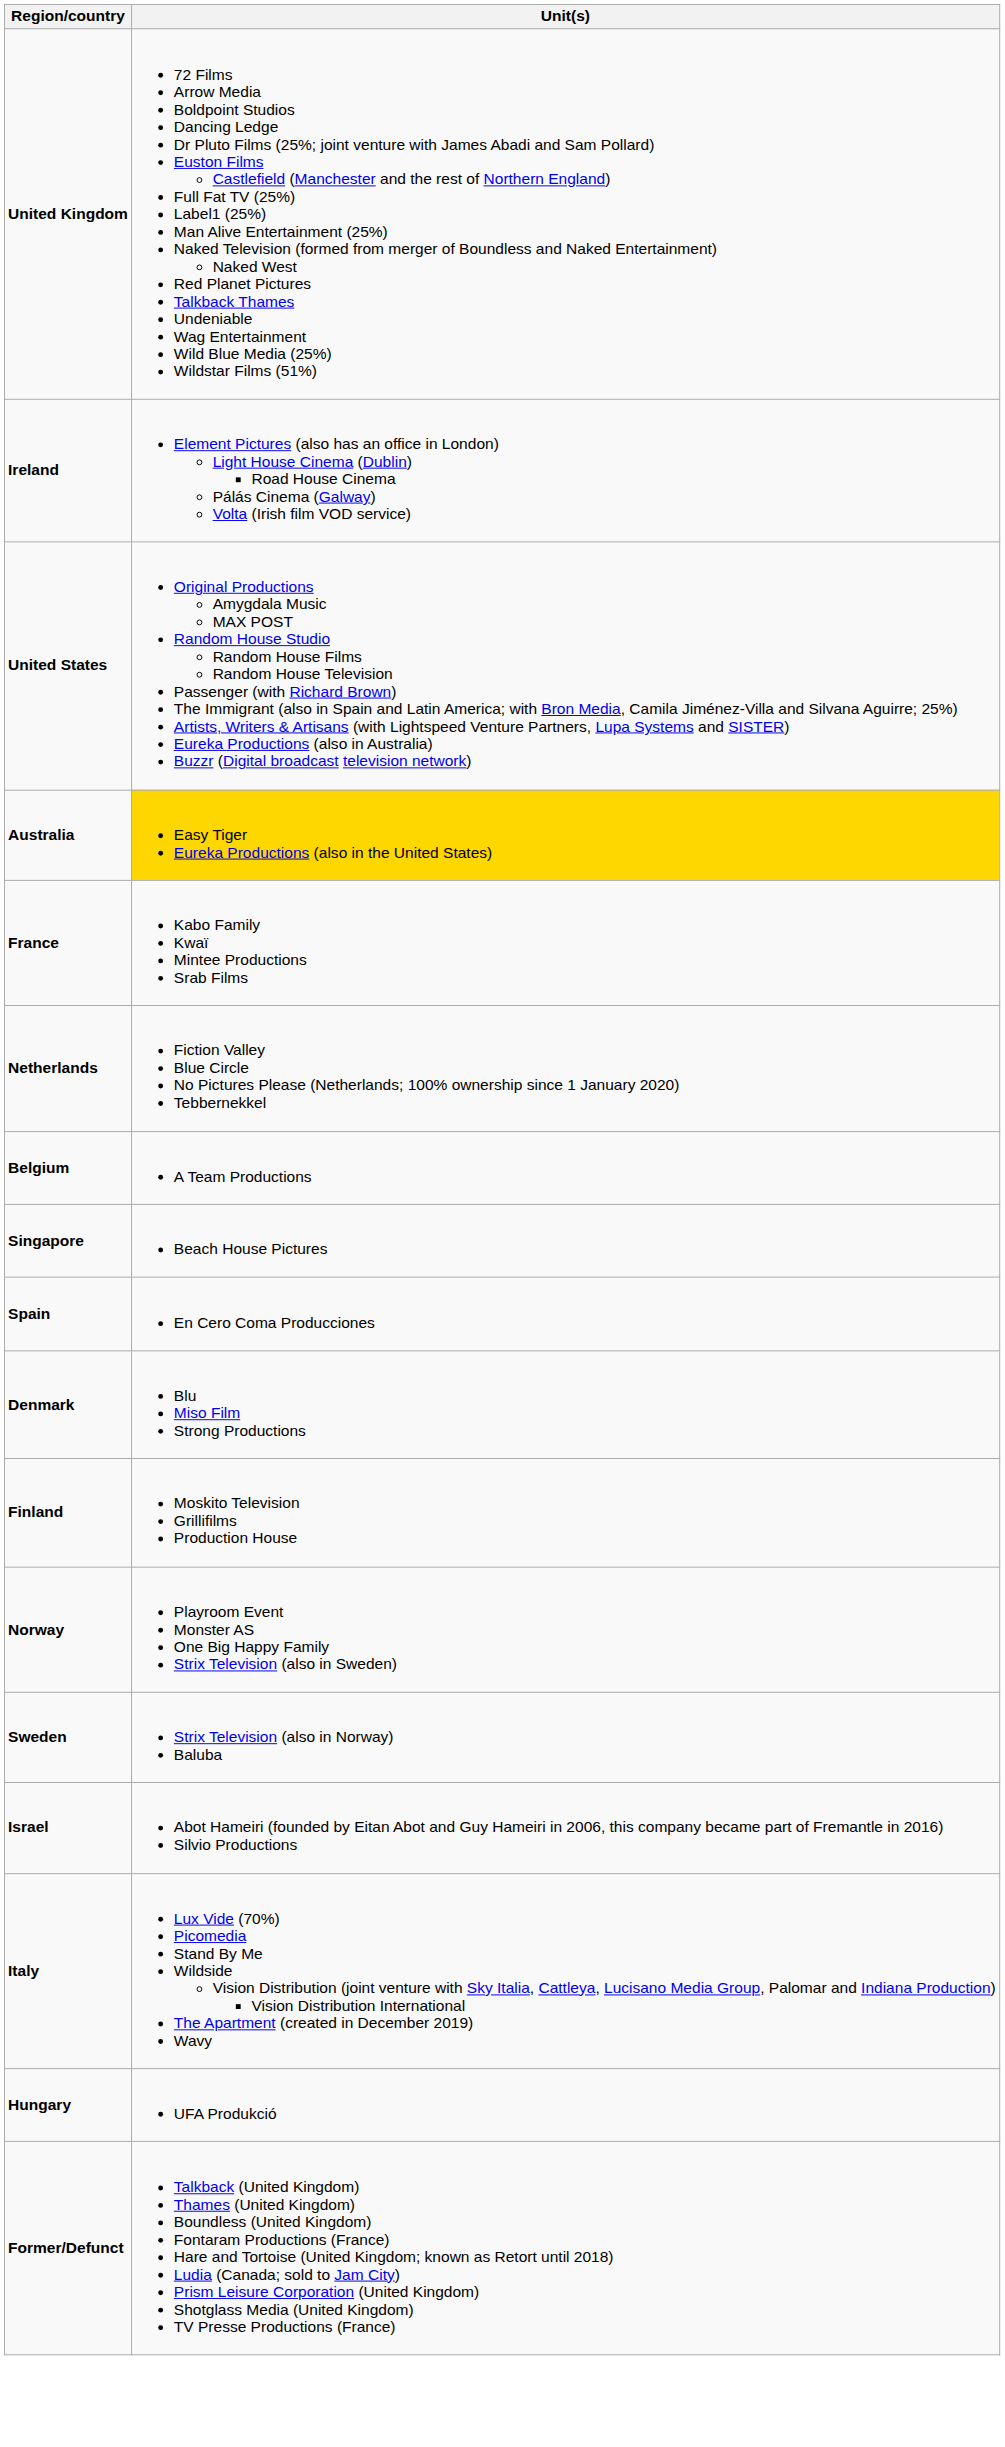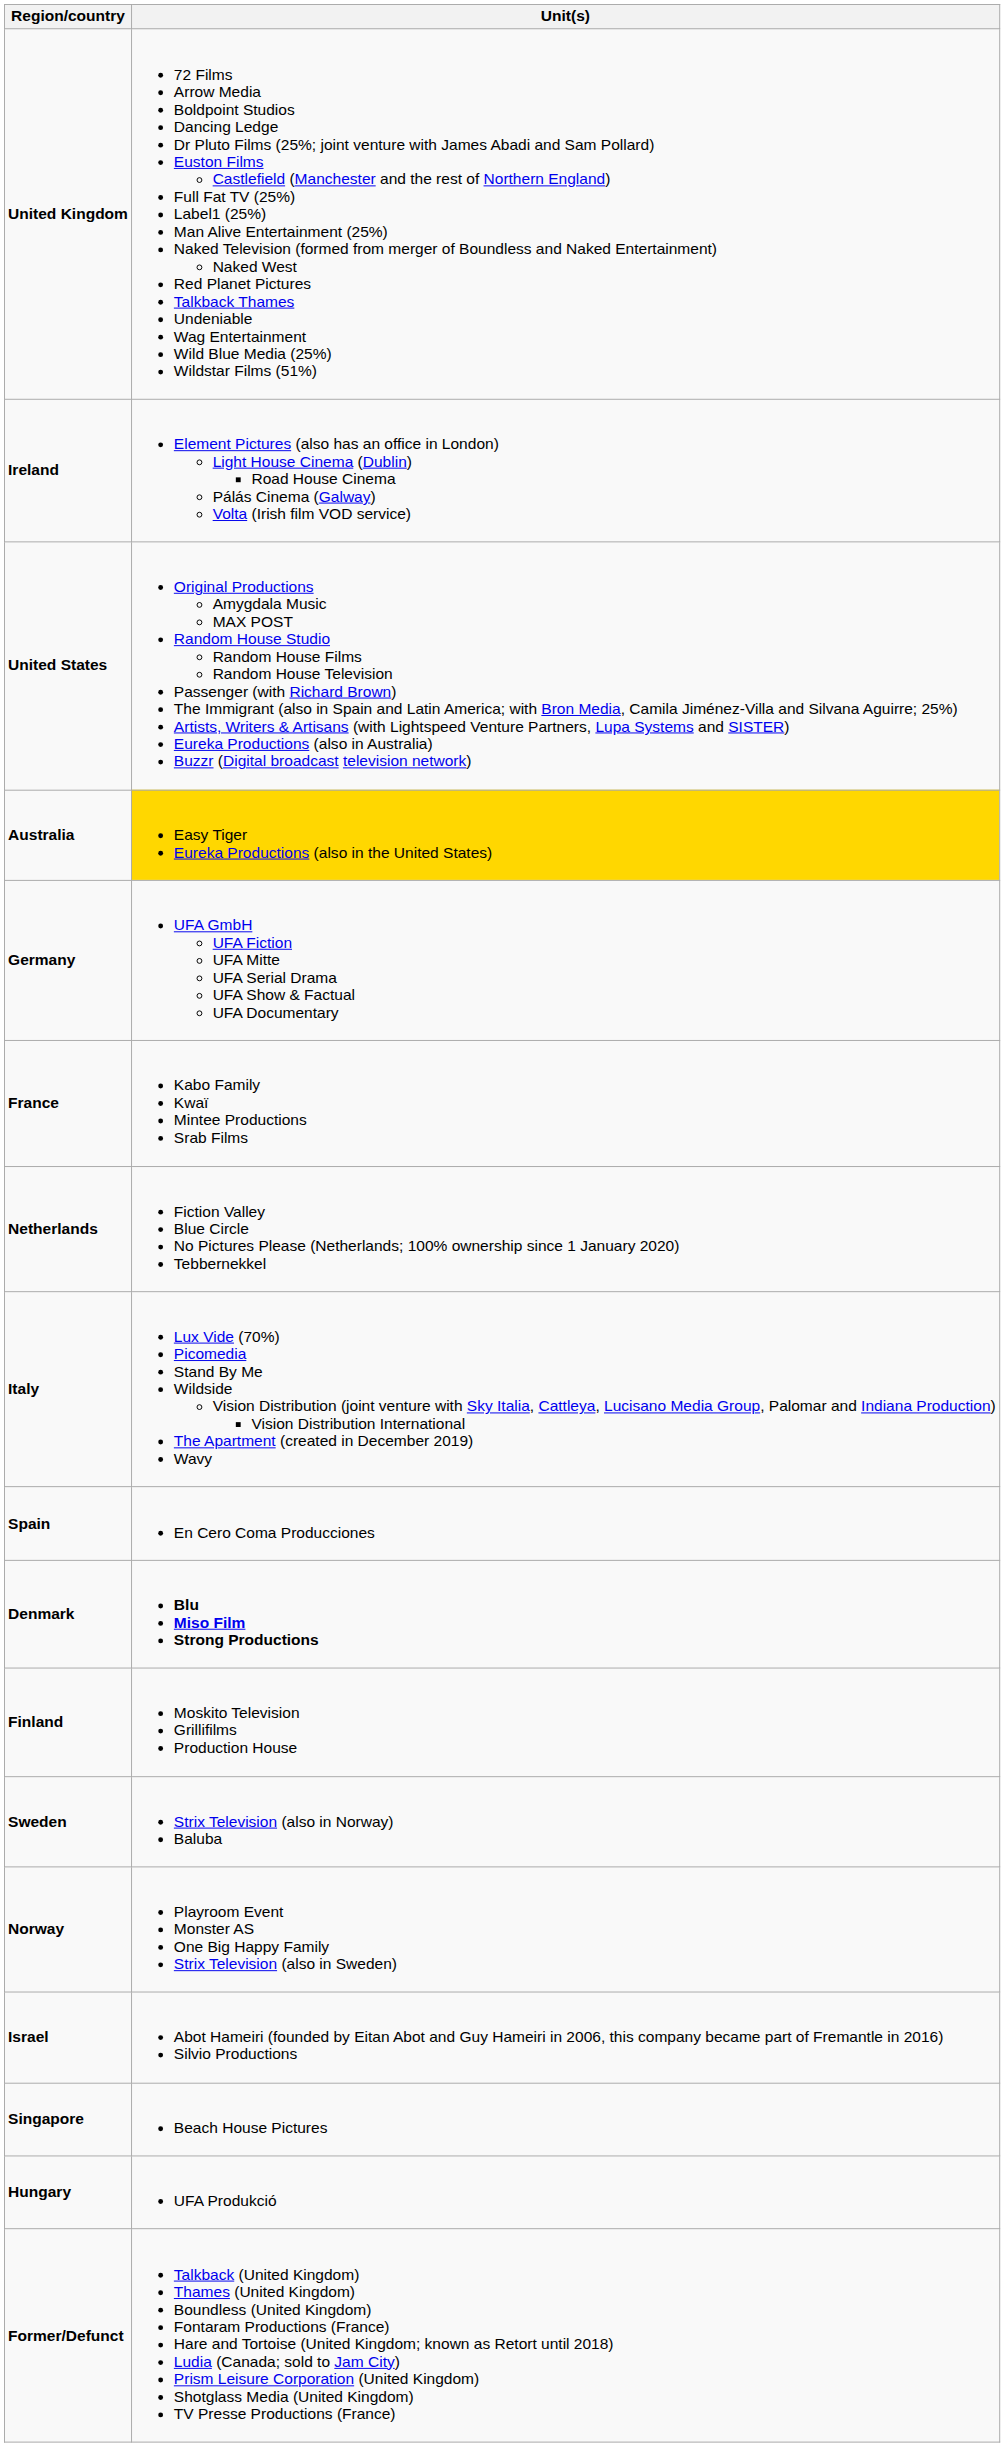+ row: (42, 960)
- row: (39, 1167)
rows swapped: (24, 1970) <-> (46, 1240)
(565, 1413) normal -> (565, 1623) bold
rows swapped: (36, 1629) <-> (37, 1737)
